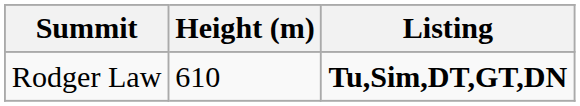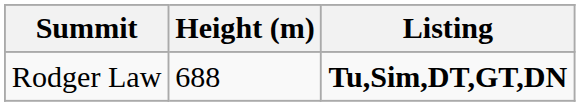(198, 76) 610 -> (198, 76) 688
